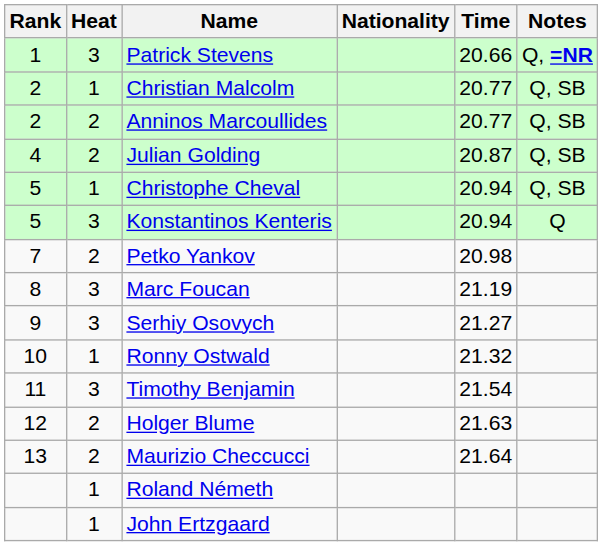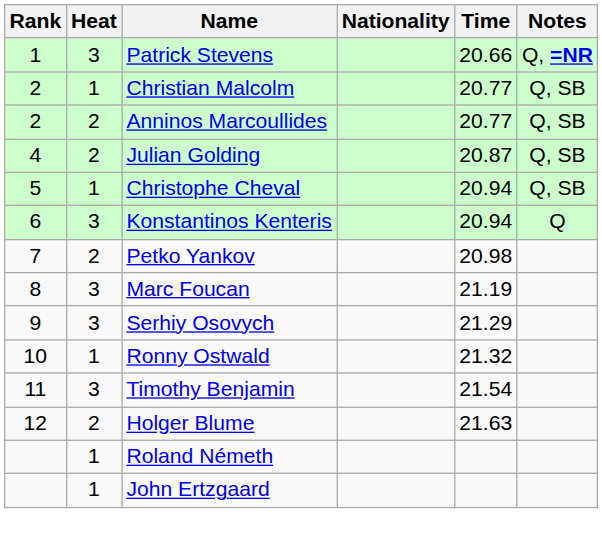(35, 222) 5 -> (35, 222) 6
(486, 322) 21.27 -> (486, 322) 21.29
- row: (218, 456)
